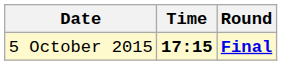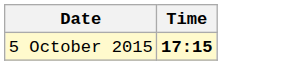- column: (246, 19)
